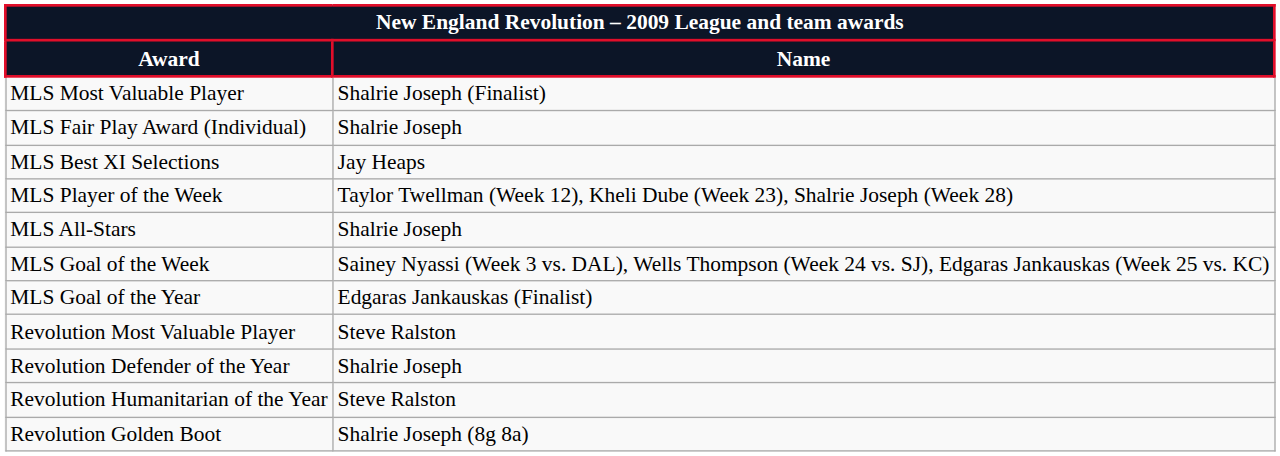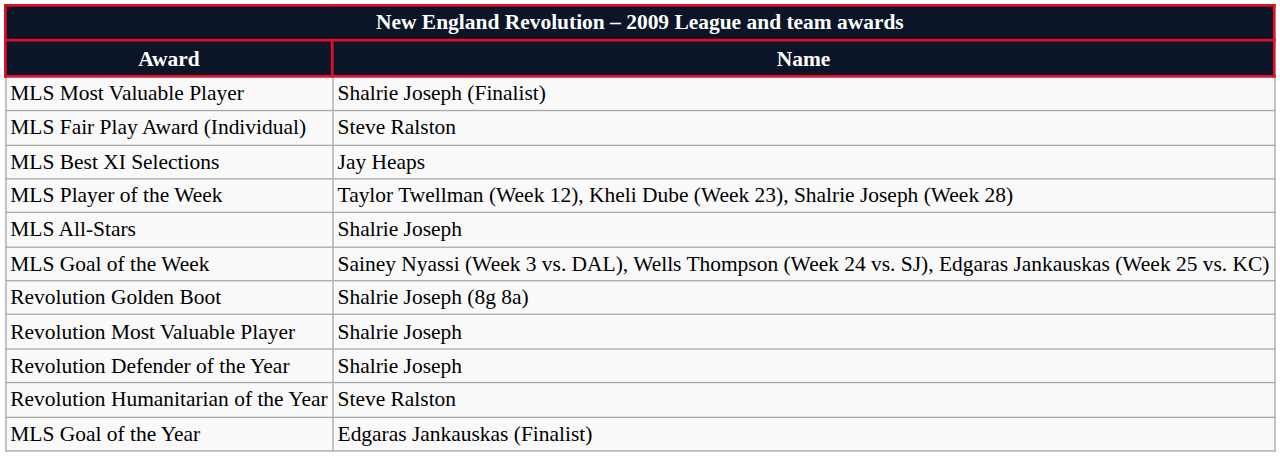(400, 127) Shalrie Joseph -> (397, 127) Steve Ralston
rows swapped: (105, 297) <-> (116, 433)
(397, 331) Steve Ralston -> (400, 331) Shalrie Joseph
